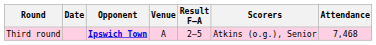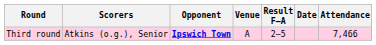columns swapped: (74, 16) <-> (265, 16)
(345, 34) 7,468 -> (345, 34) 7,466
